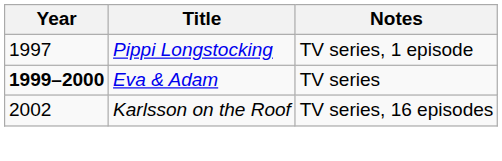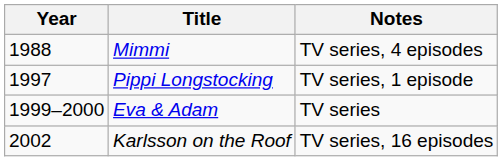+ row: (141, 49)
(57, 79) bold -> (57, 110) normal
